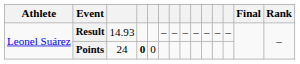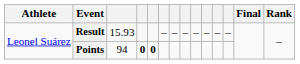(122, 32) 14.93 -> (122, 32) 15.93
(122, 50) 24 -> (122, 50) 94
(153, 50) normal -> (153, 50) bold
